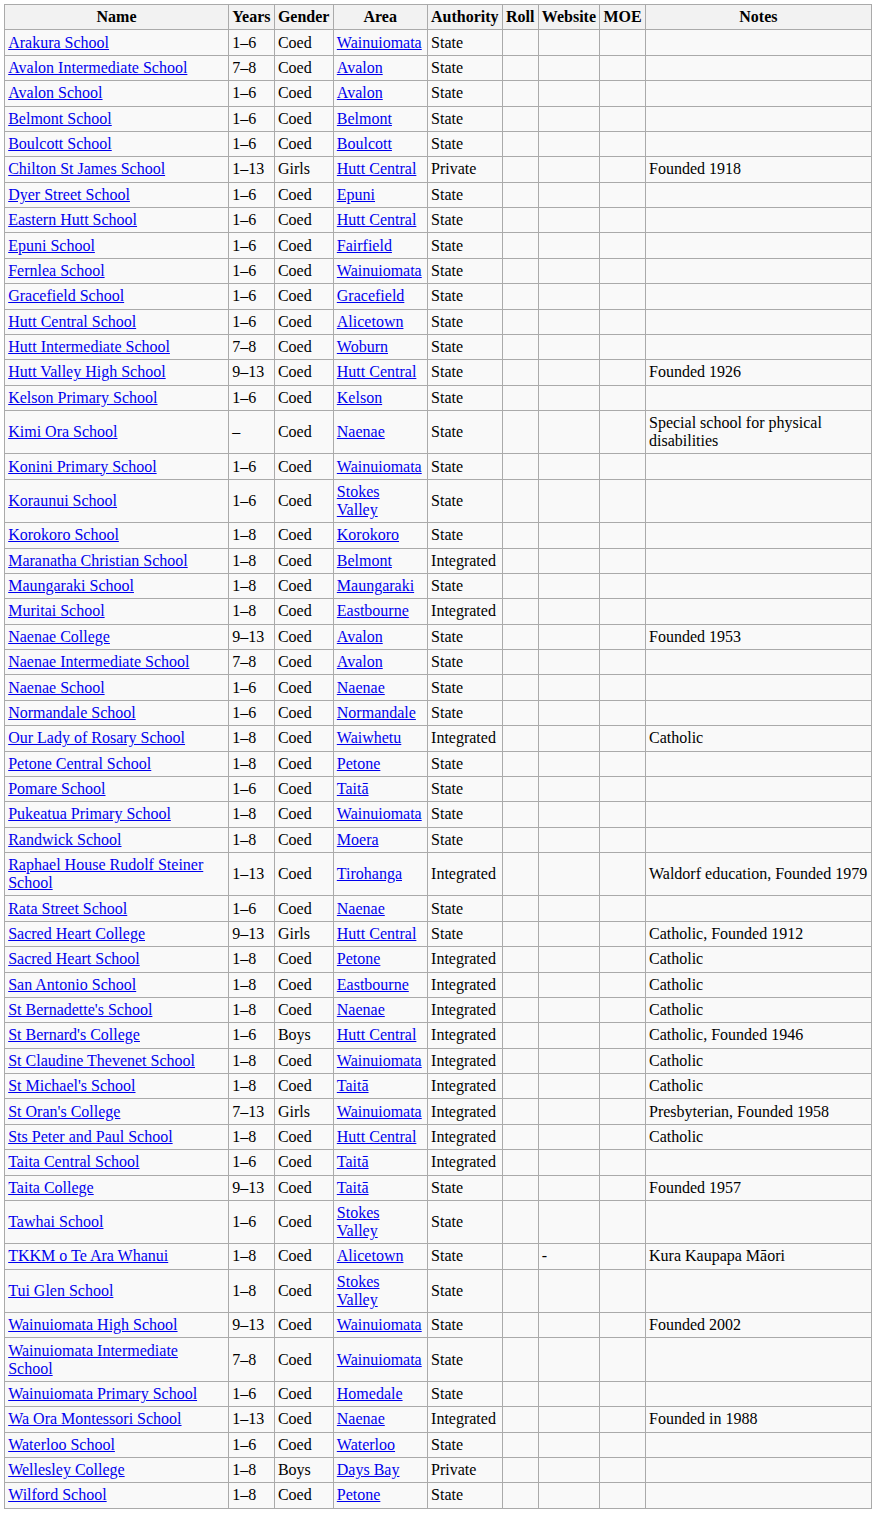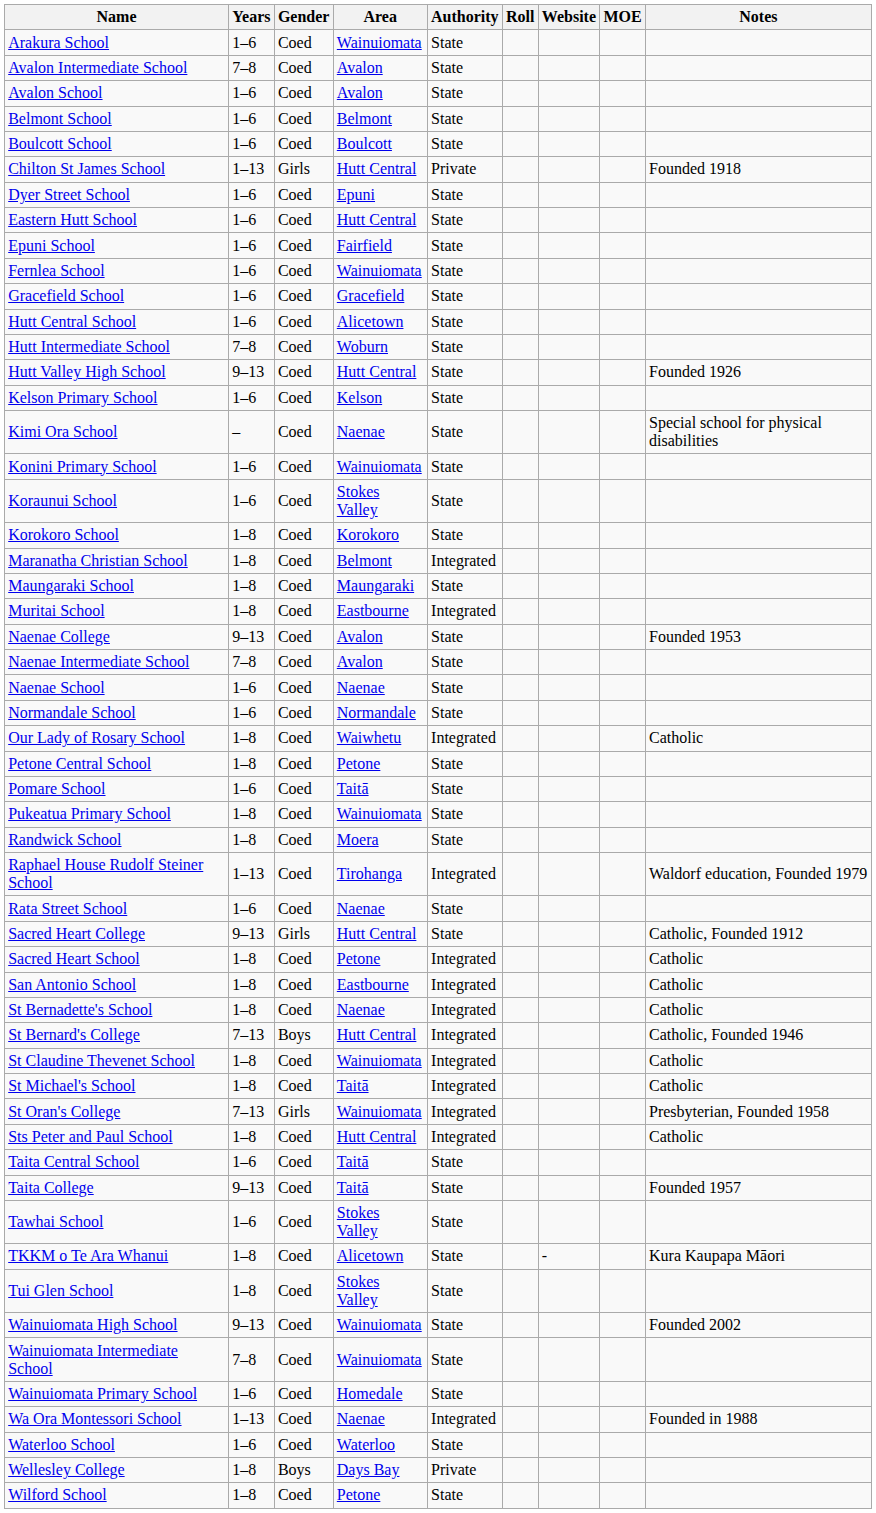(244, 1035) 1–6 -> (248, 1035) 7–13
(463, 1162) Integrated -> (447, 1162) State
